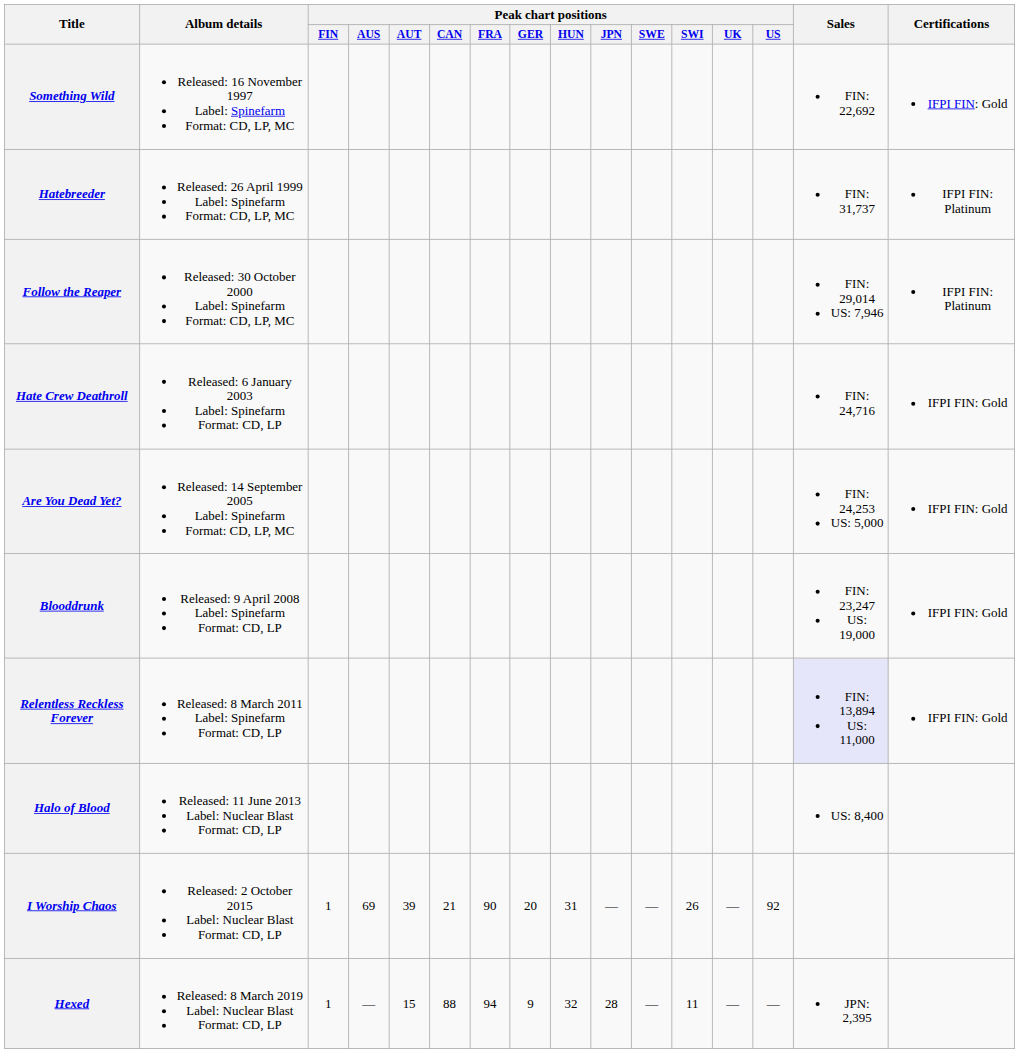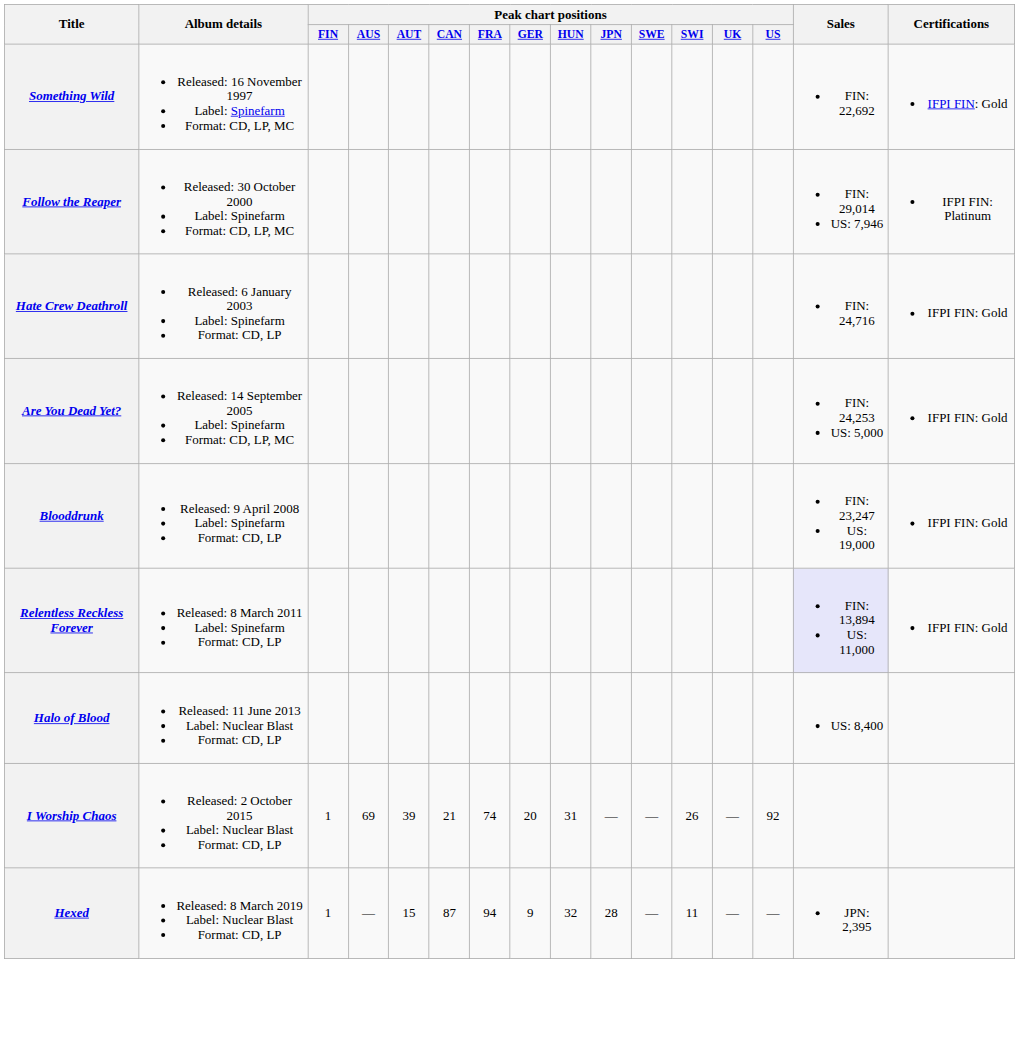- row: (72, 194)
(490, 905) 90 -> (490, 815) 74
(450, 1003) 88 -> (449, 913) 87
